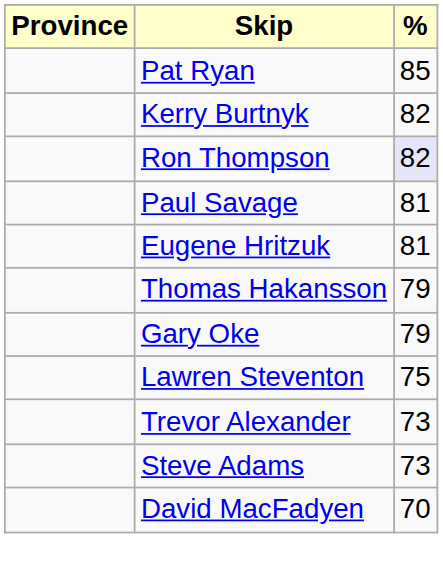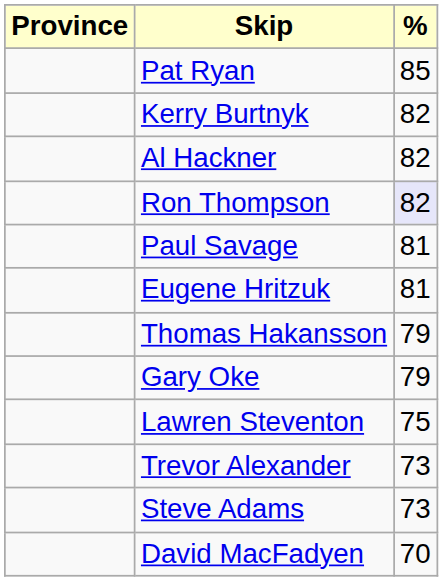+ row: (209, 158)
